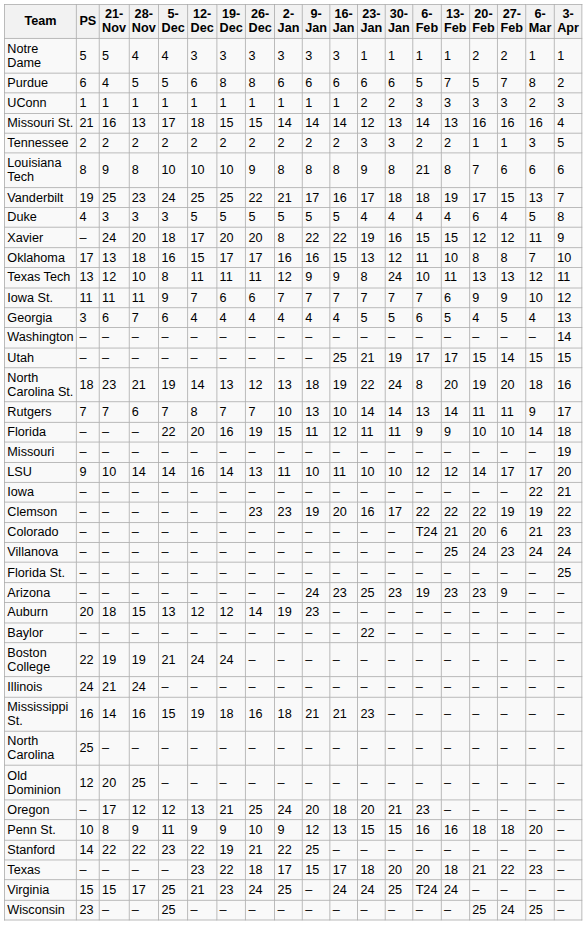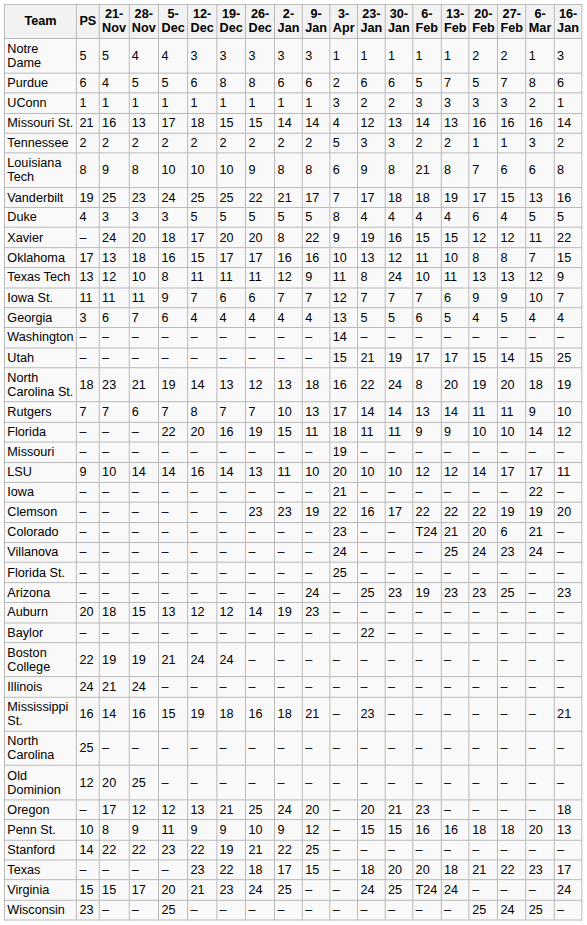columns swapped: (344, 21) <-> (568, 21)
(504, 592) 9 -> (508, 592) 25
(169, 890) 25 -> (169, 890) 20
